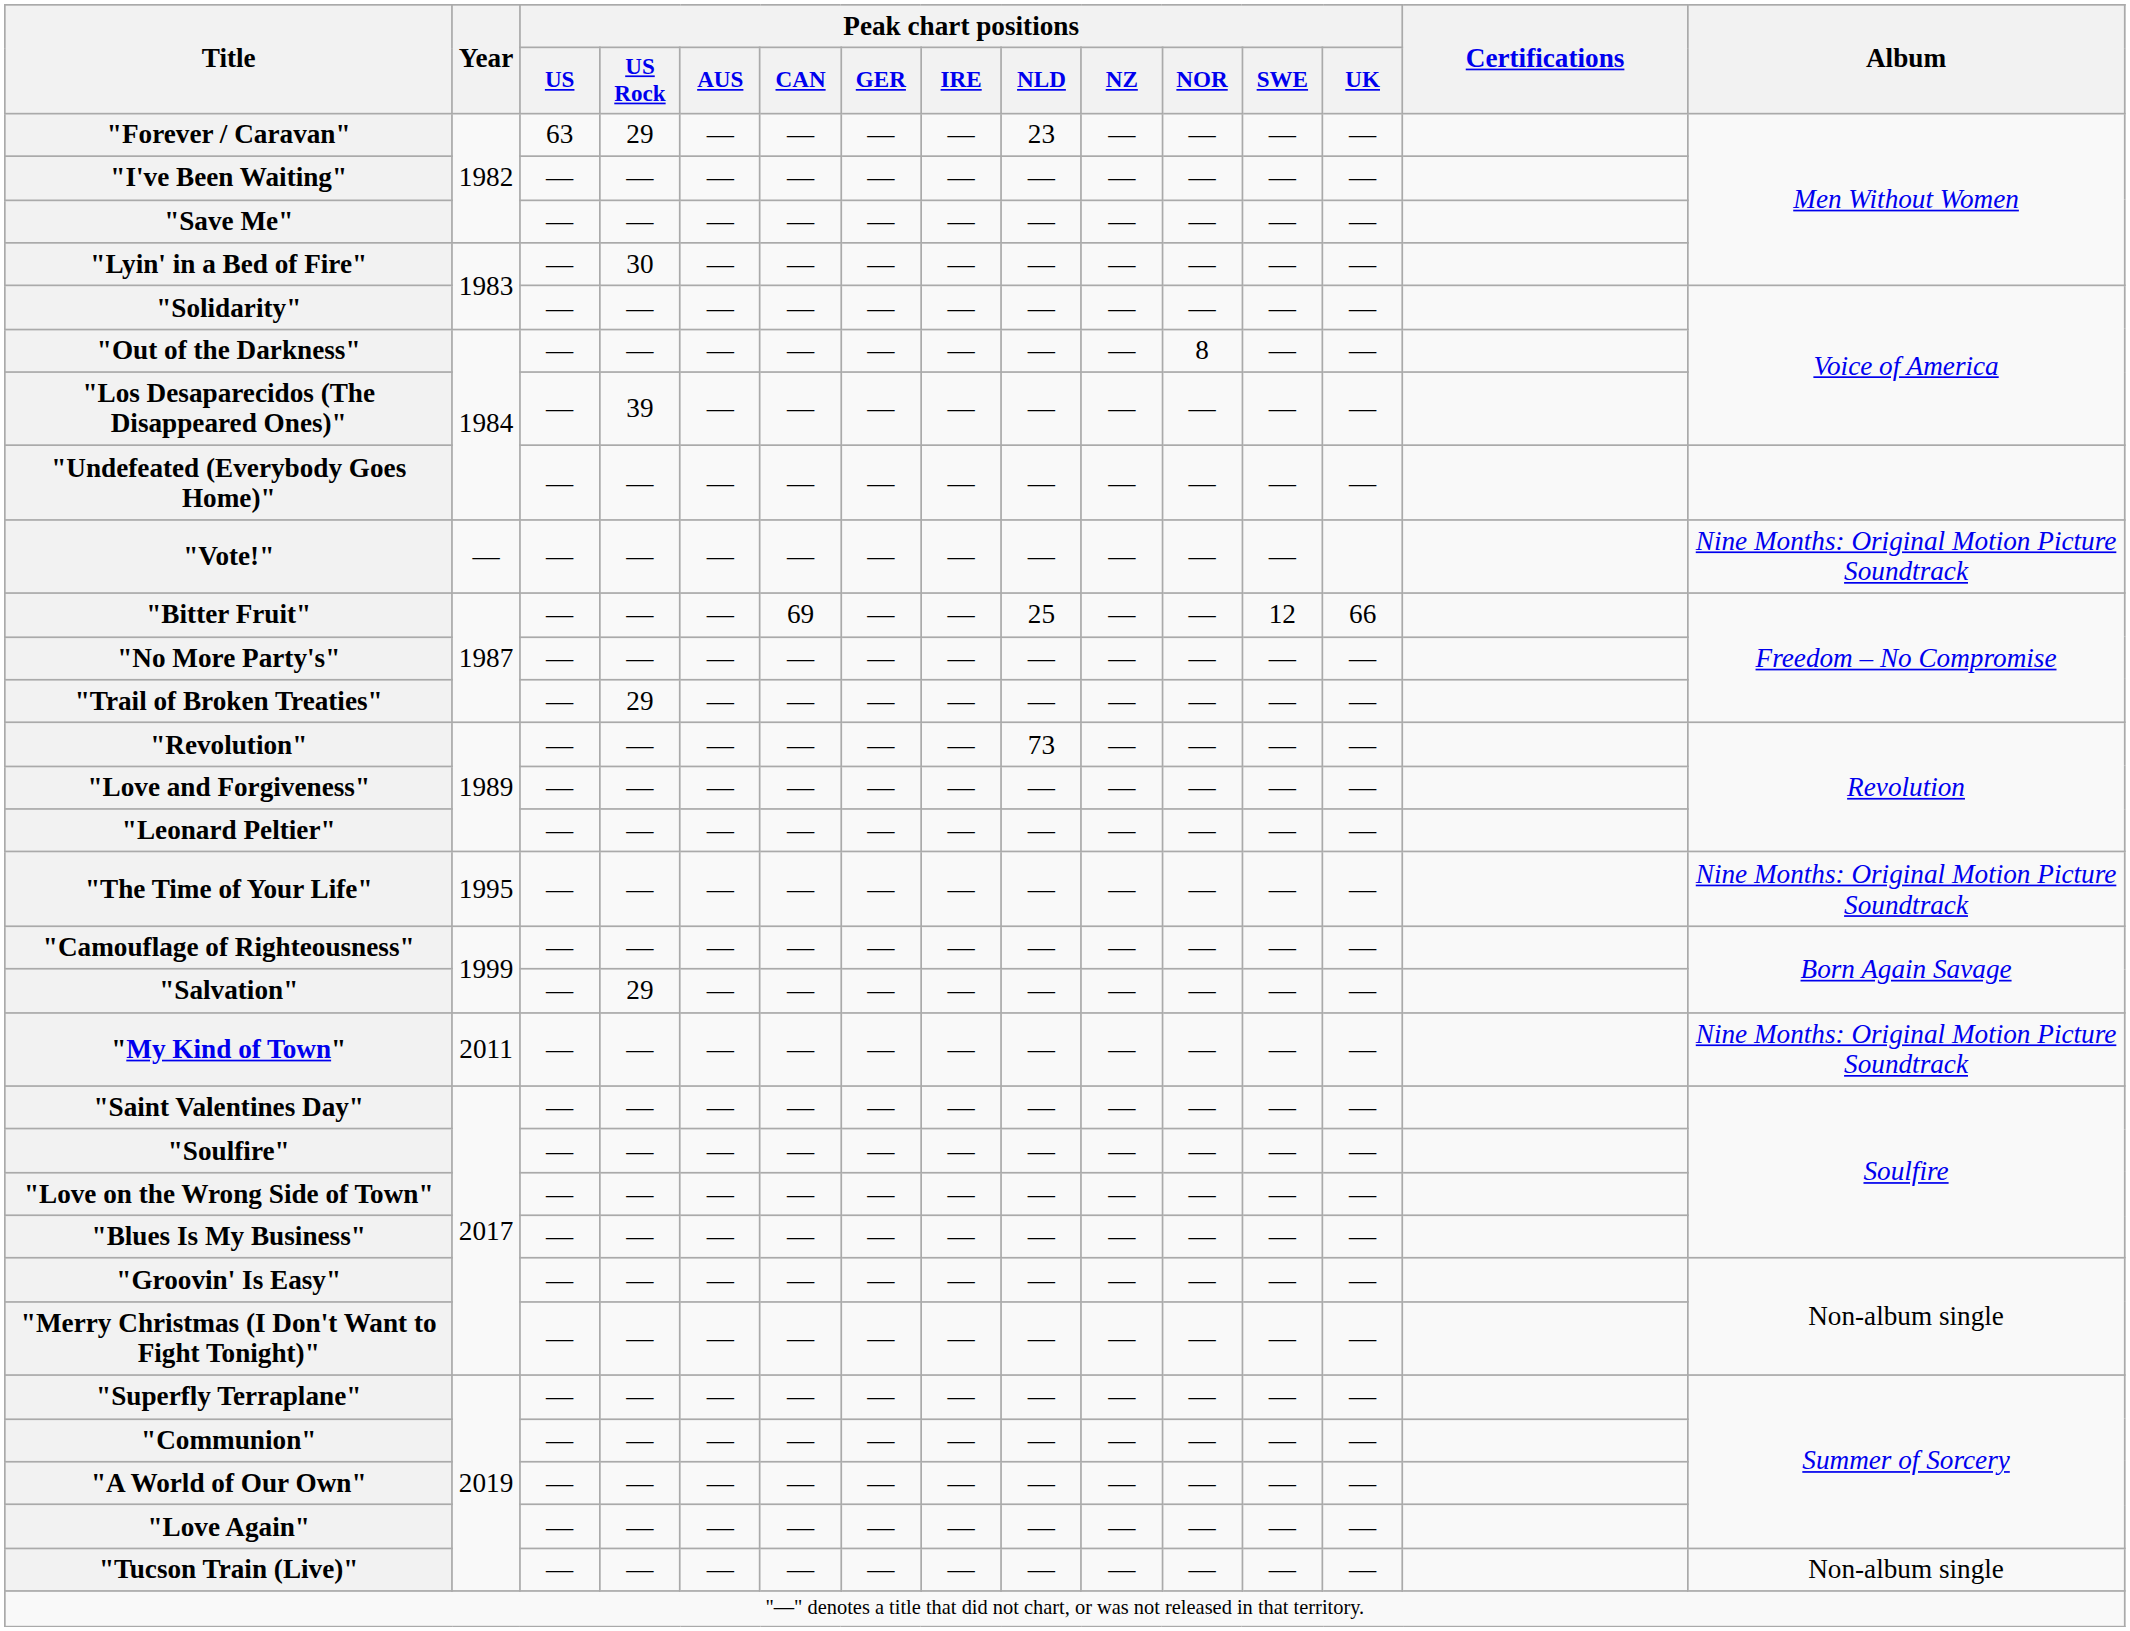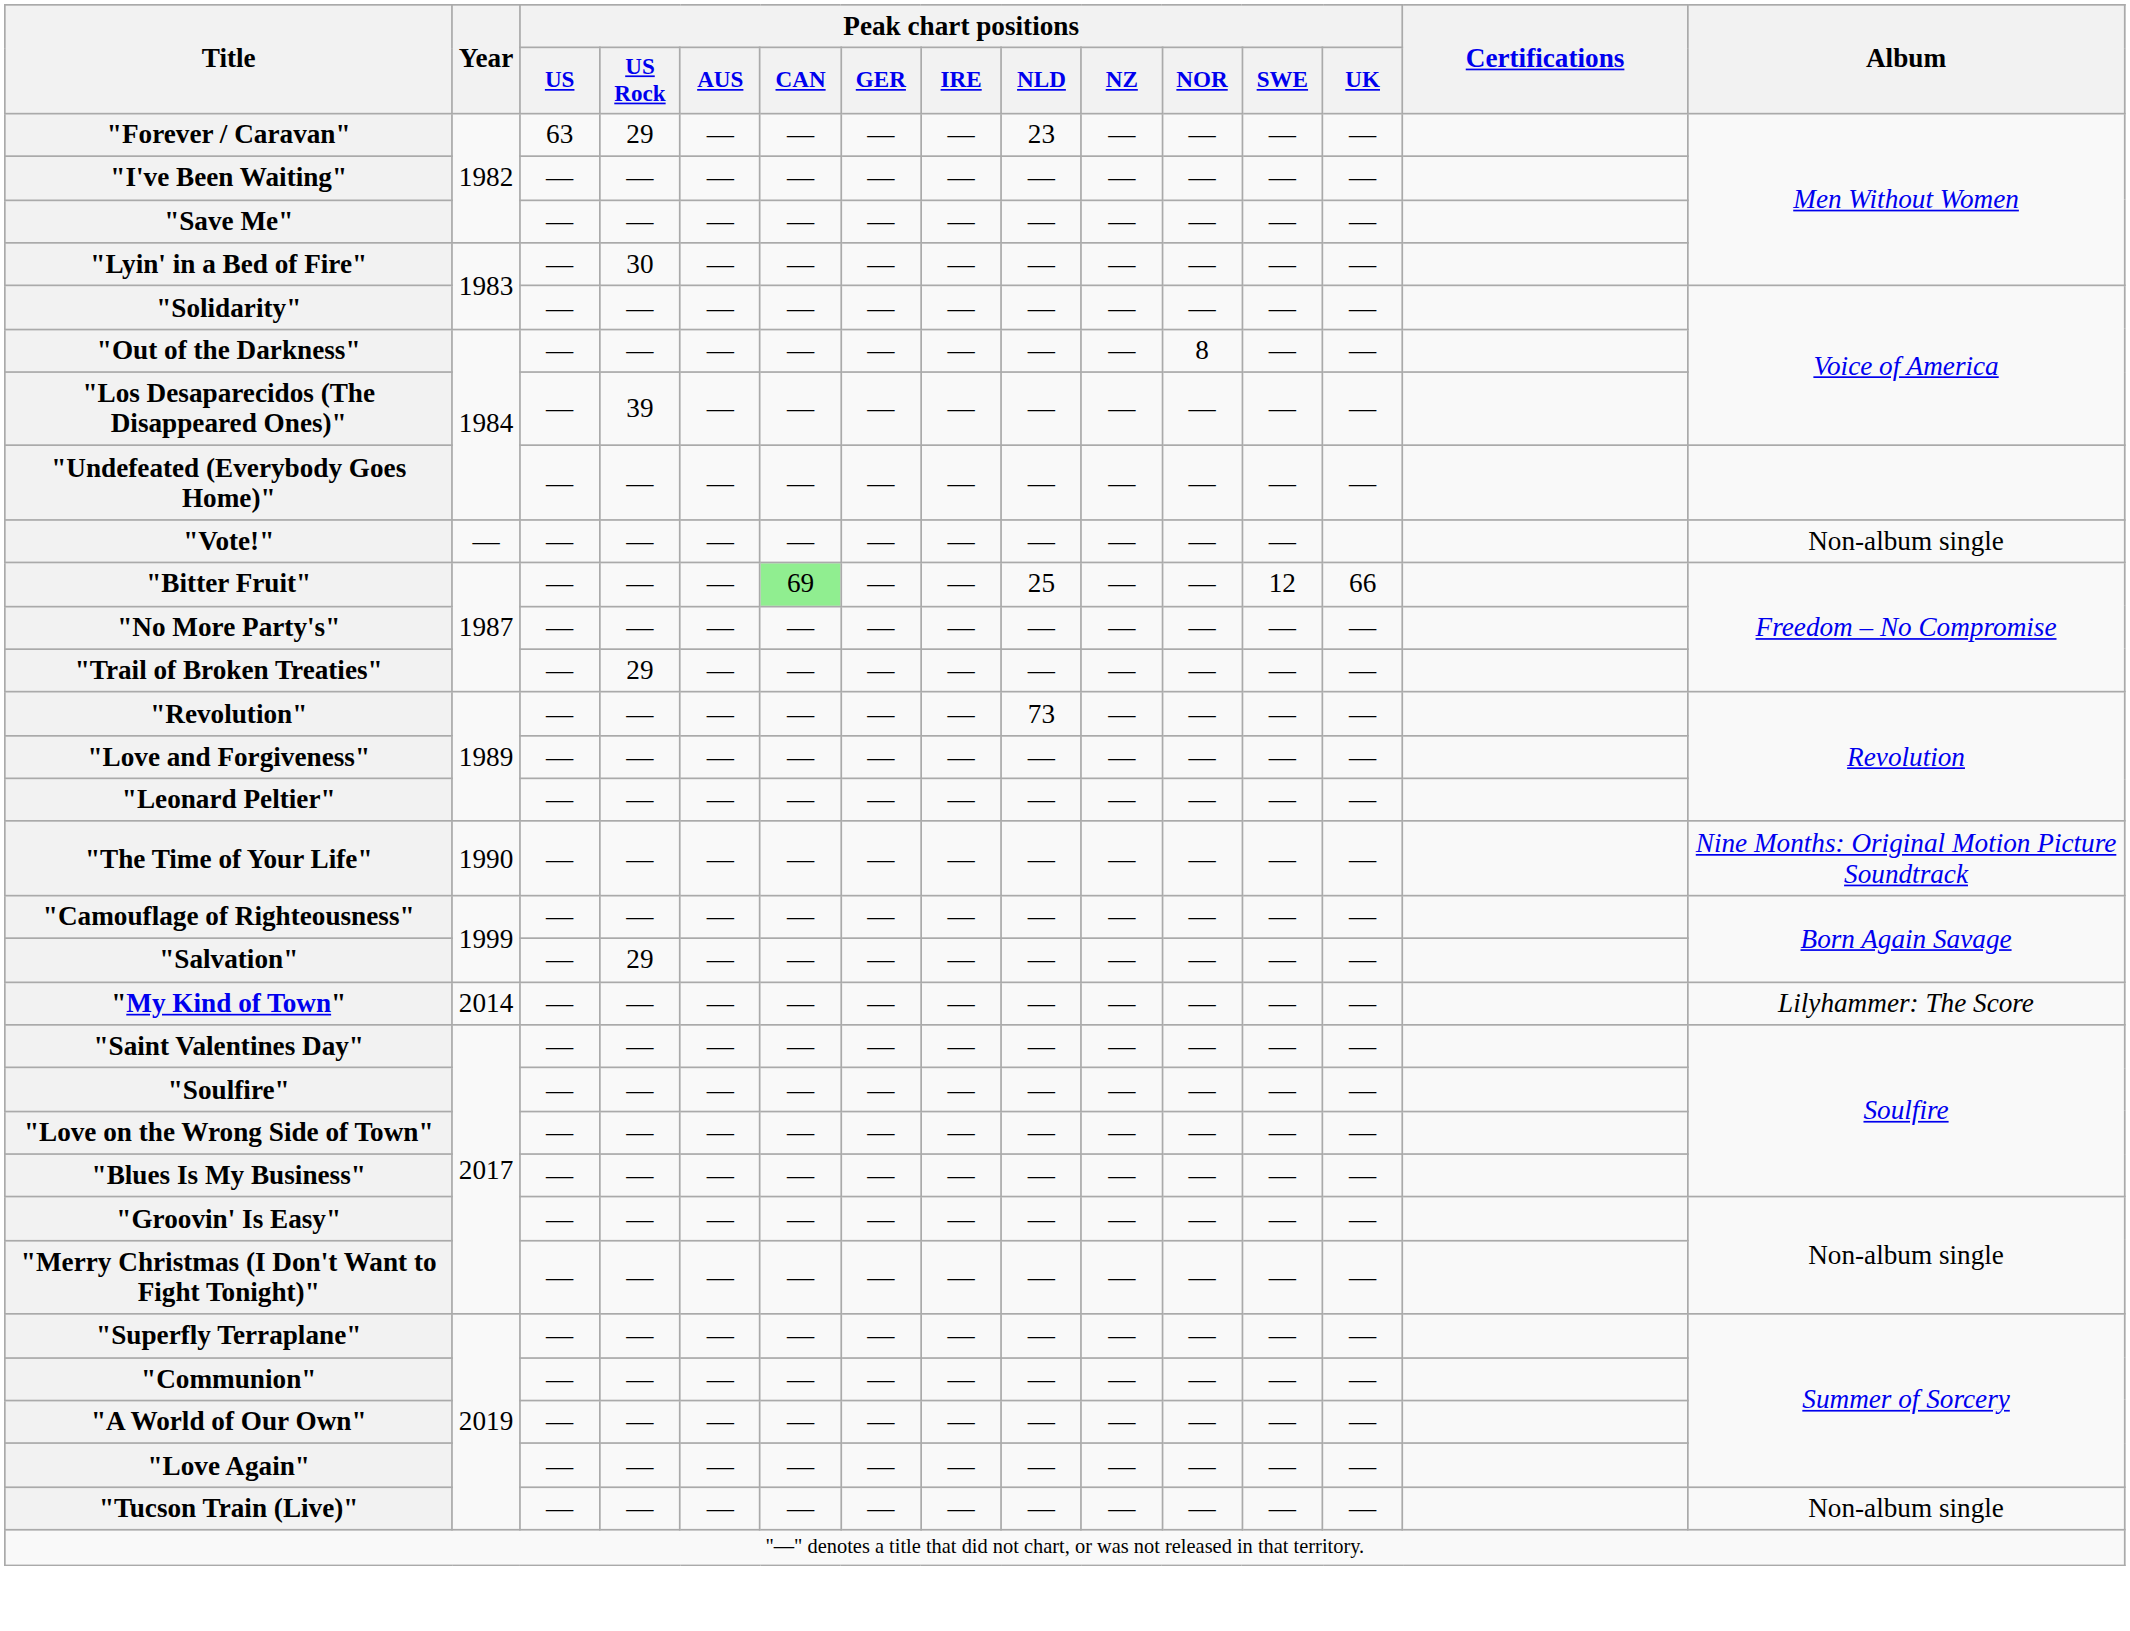(1906, 556) Nine Months: Original Motion Picture Soundtrack -> (1906, 540) Non-album single
(801, 614) no background -> (801, 583) lightgreen background
(486, 888) 1995 -> (486, 858) 1990
(486, 1048) 2011 -> (486, 1002) 2014
(1906, 1048) Nine Months: Original Motion Picture Soundtrack -> (1906, 1002) Lilyhammer: The Score
